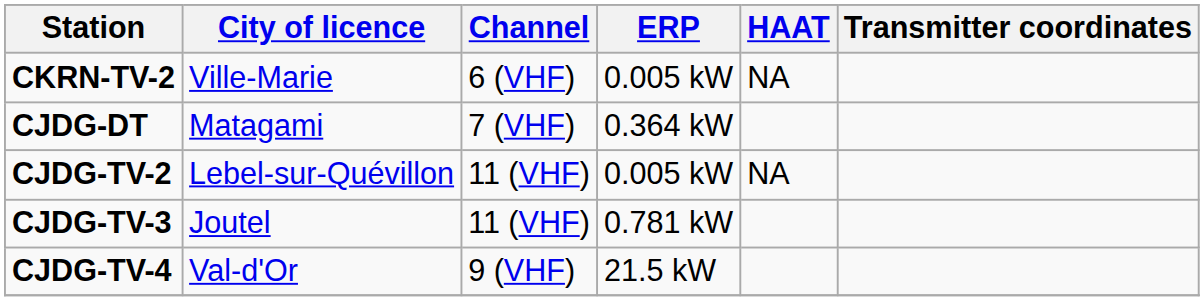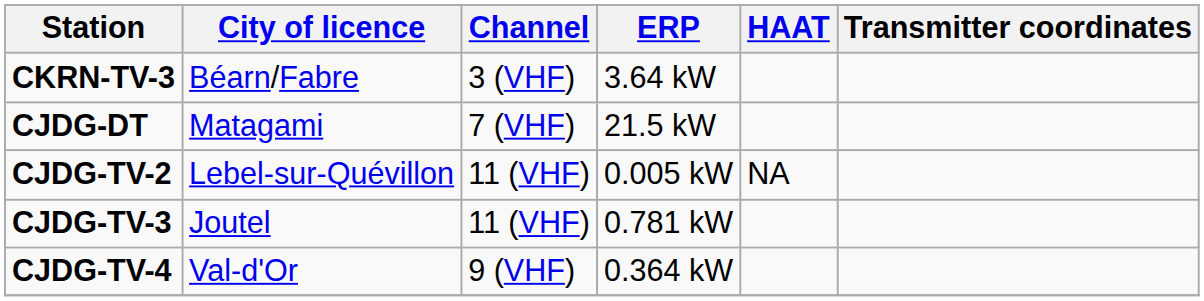- row: (94, 77)
+ row: (94, 77)
(669, 125) 0.364 kW -> (660, 125) 21.5 kW
(660, 271) 21.5 kW -> (669, 271) 0.364 kW
